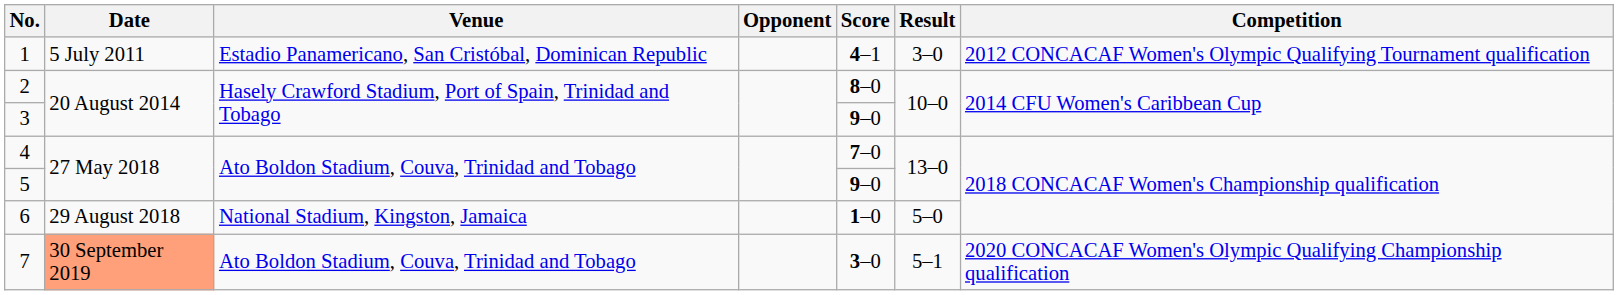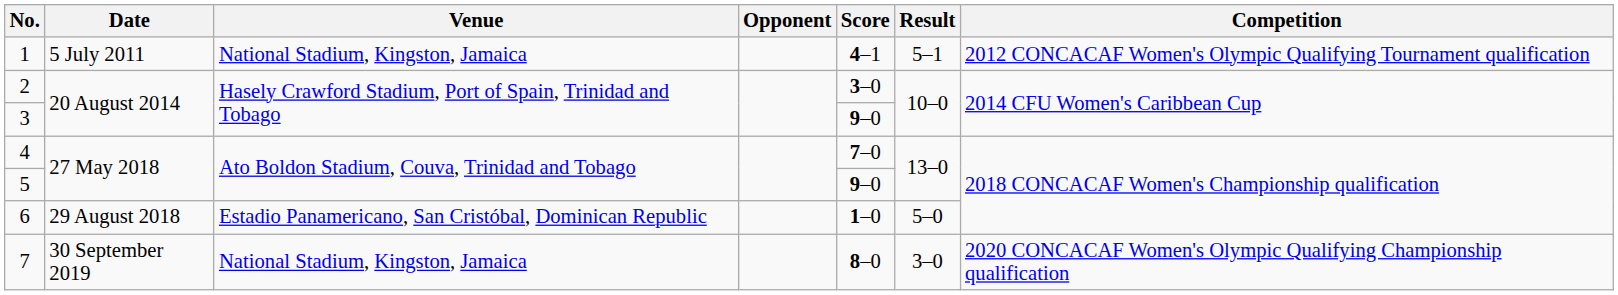(463, 53) Estadio Panamericano, San Cristóbal, Dominican Republic -> (373, 53) National Stadium, Kingston, Jamaica
(927, 53) 3–0 -> (927, 53) 5–1
(865, 86) 8–0 -> (865, 86) 3–0
(373, 217) National Stadium, Kingston, Jamaica -> (463, 217) Estadio Panamericano, San Cristóbal, Dominican Republic
(106, 261) lightsalmon background -> (106, 261) no background
(427, 261) Ato Boldon Stadium, Couva, Trinidad and Tobago -> (373, 261) National Stadium, Kingston, Jamaica
(865, 261) 3–0 -> (865, 261) 8–0
(927, 261) 5–1 -> (927, 261) 3–0
